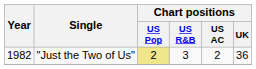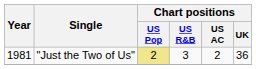(19, 55) 1982 -> (19, 55) 1981
